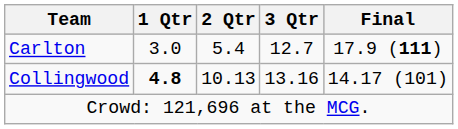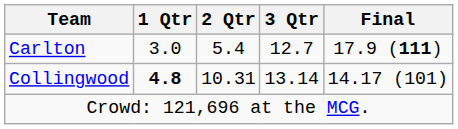(228, 79) 10.13 -> (228, 79) 10.31
(292, 79) 13.16 -> (292, 79) 13.14
